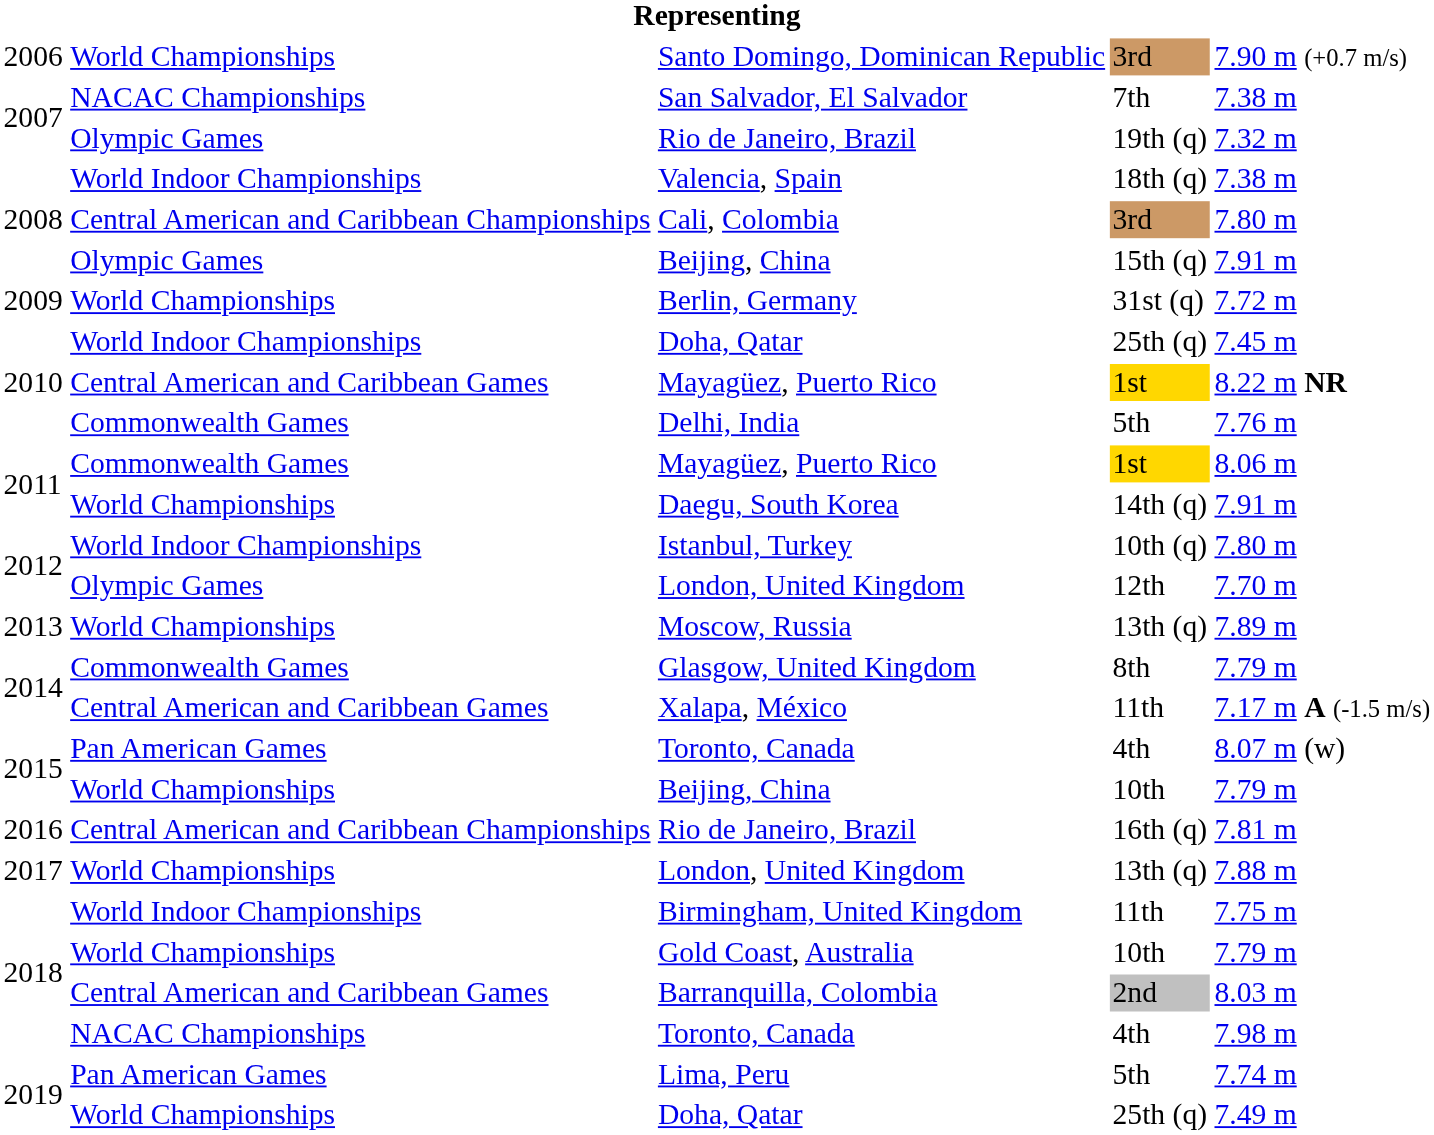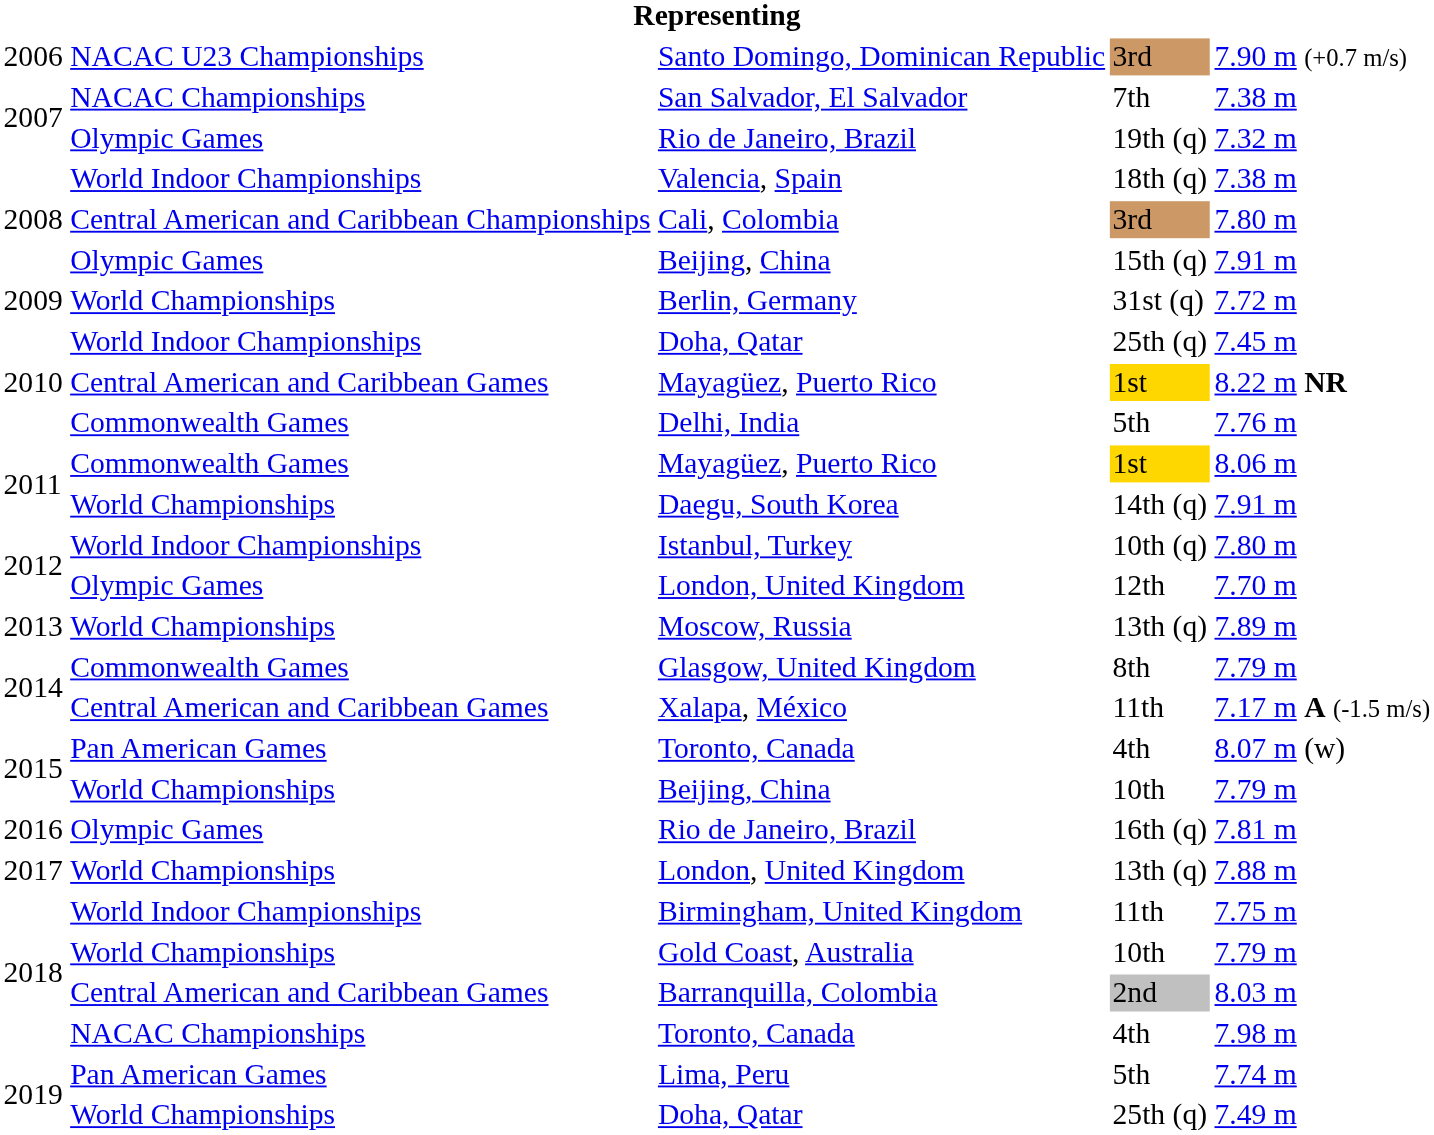(203, 56) World Championships -> (247, 56) NACAC U23 Championships
(360, 829) Central American and Caribbean Championships -> (167, 829) Olympic Games
